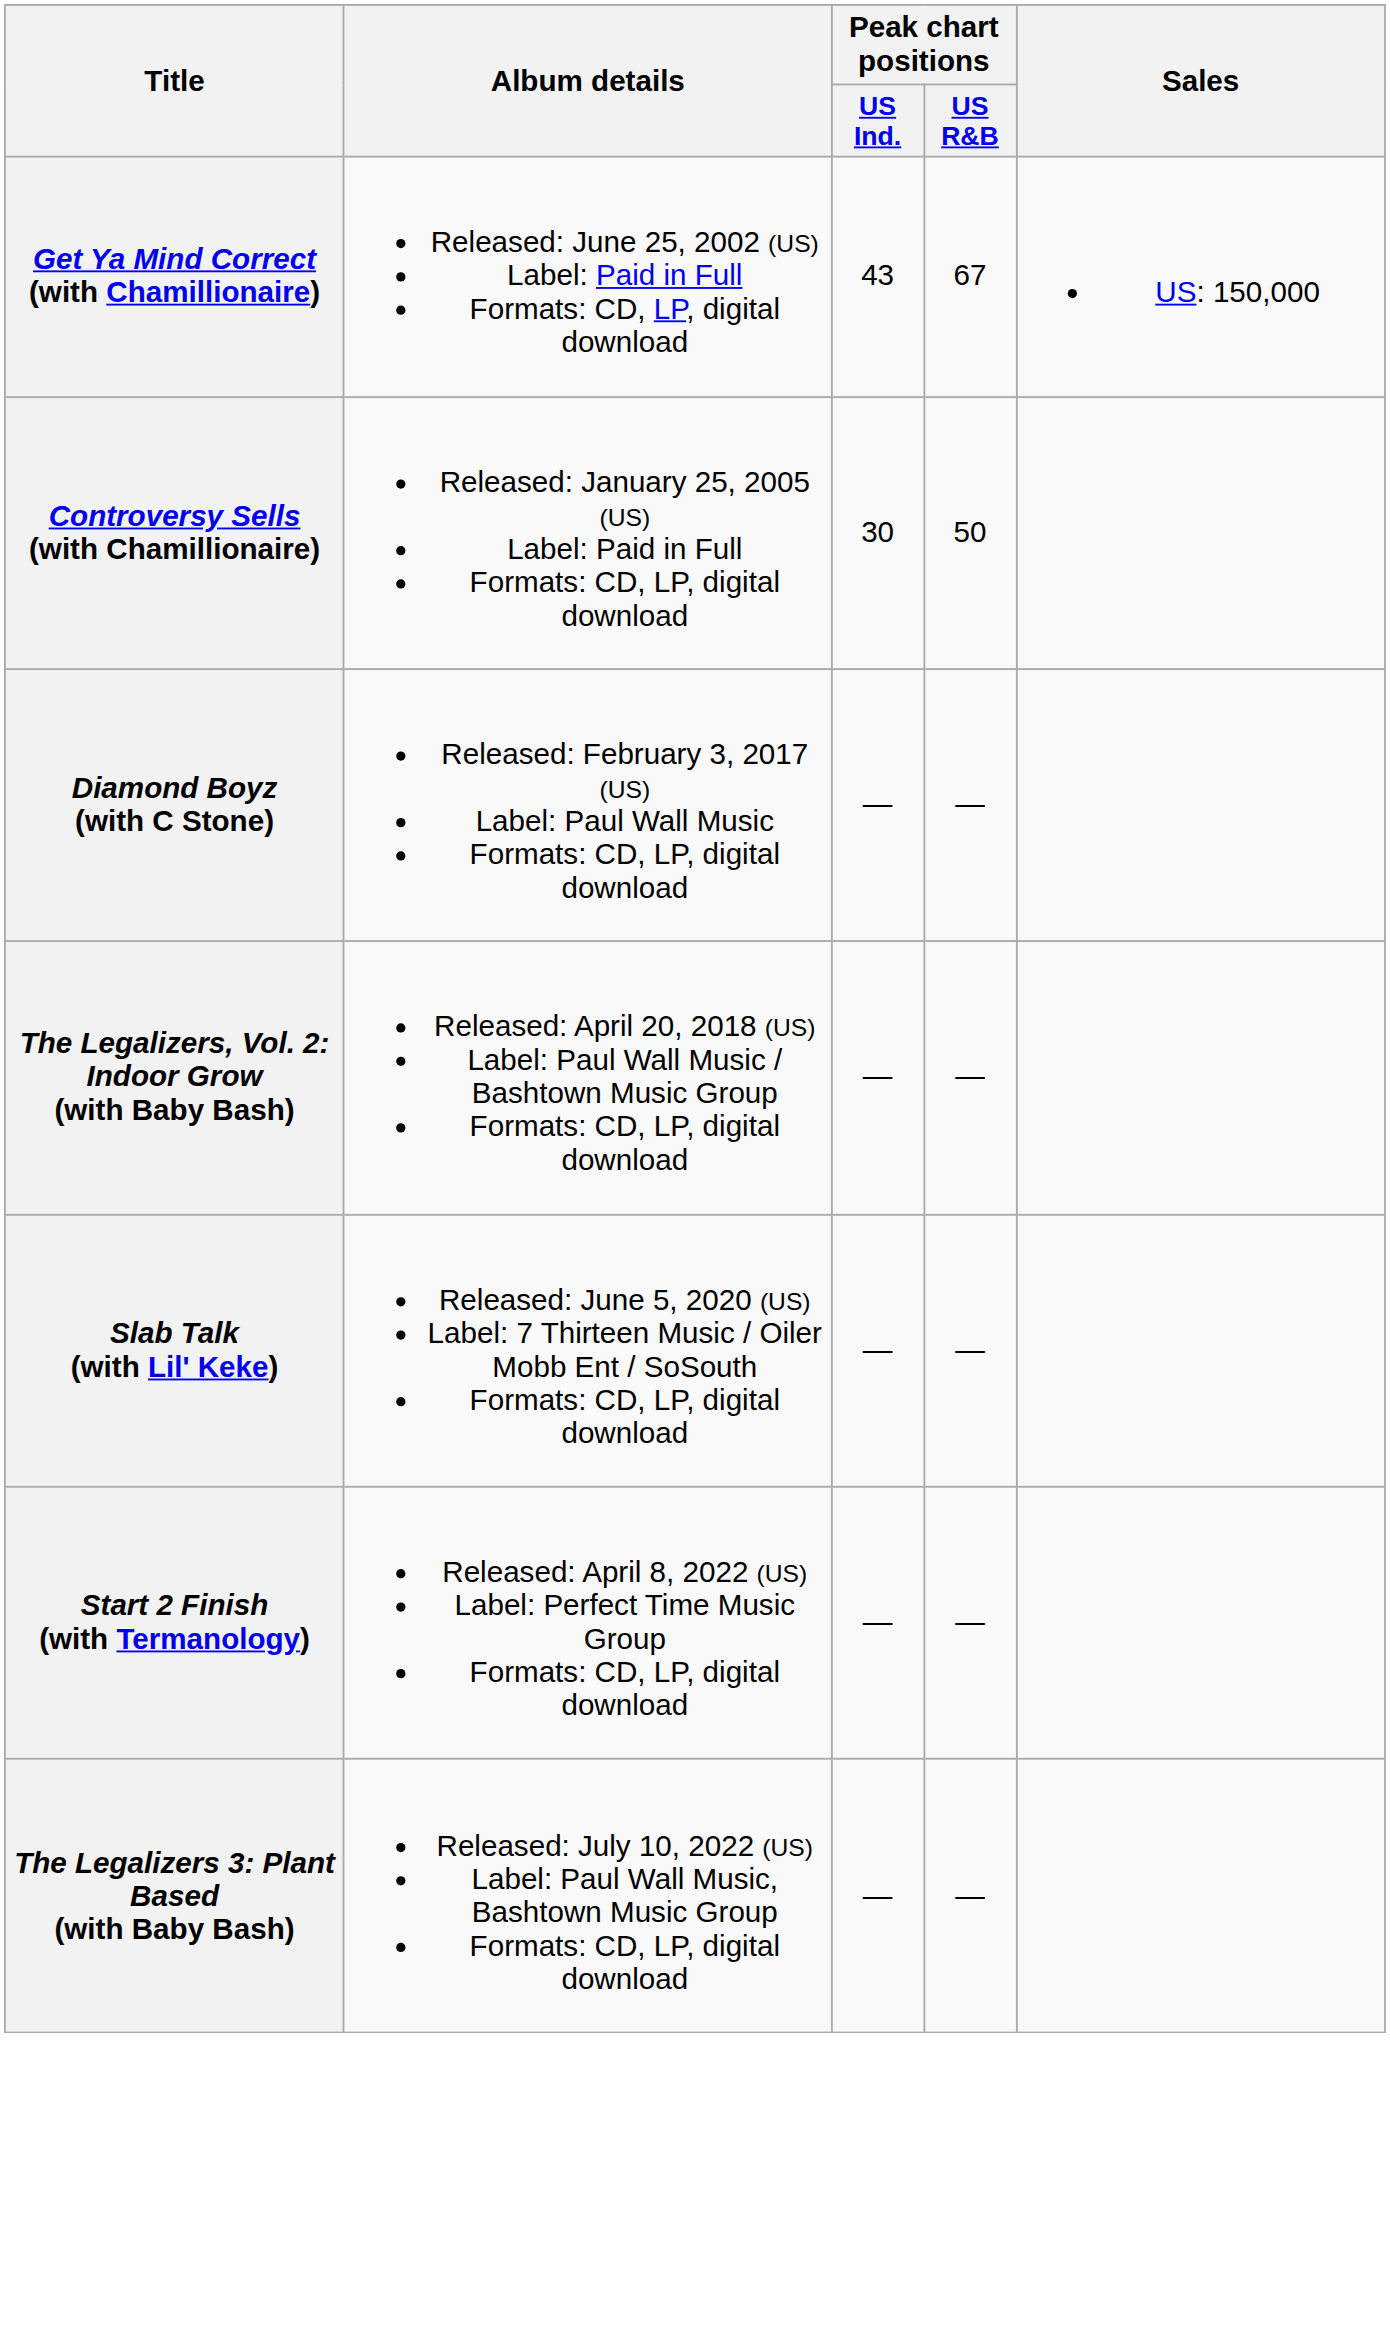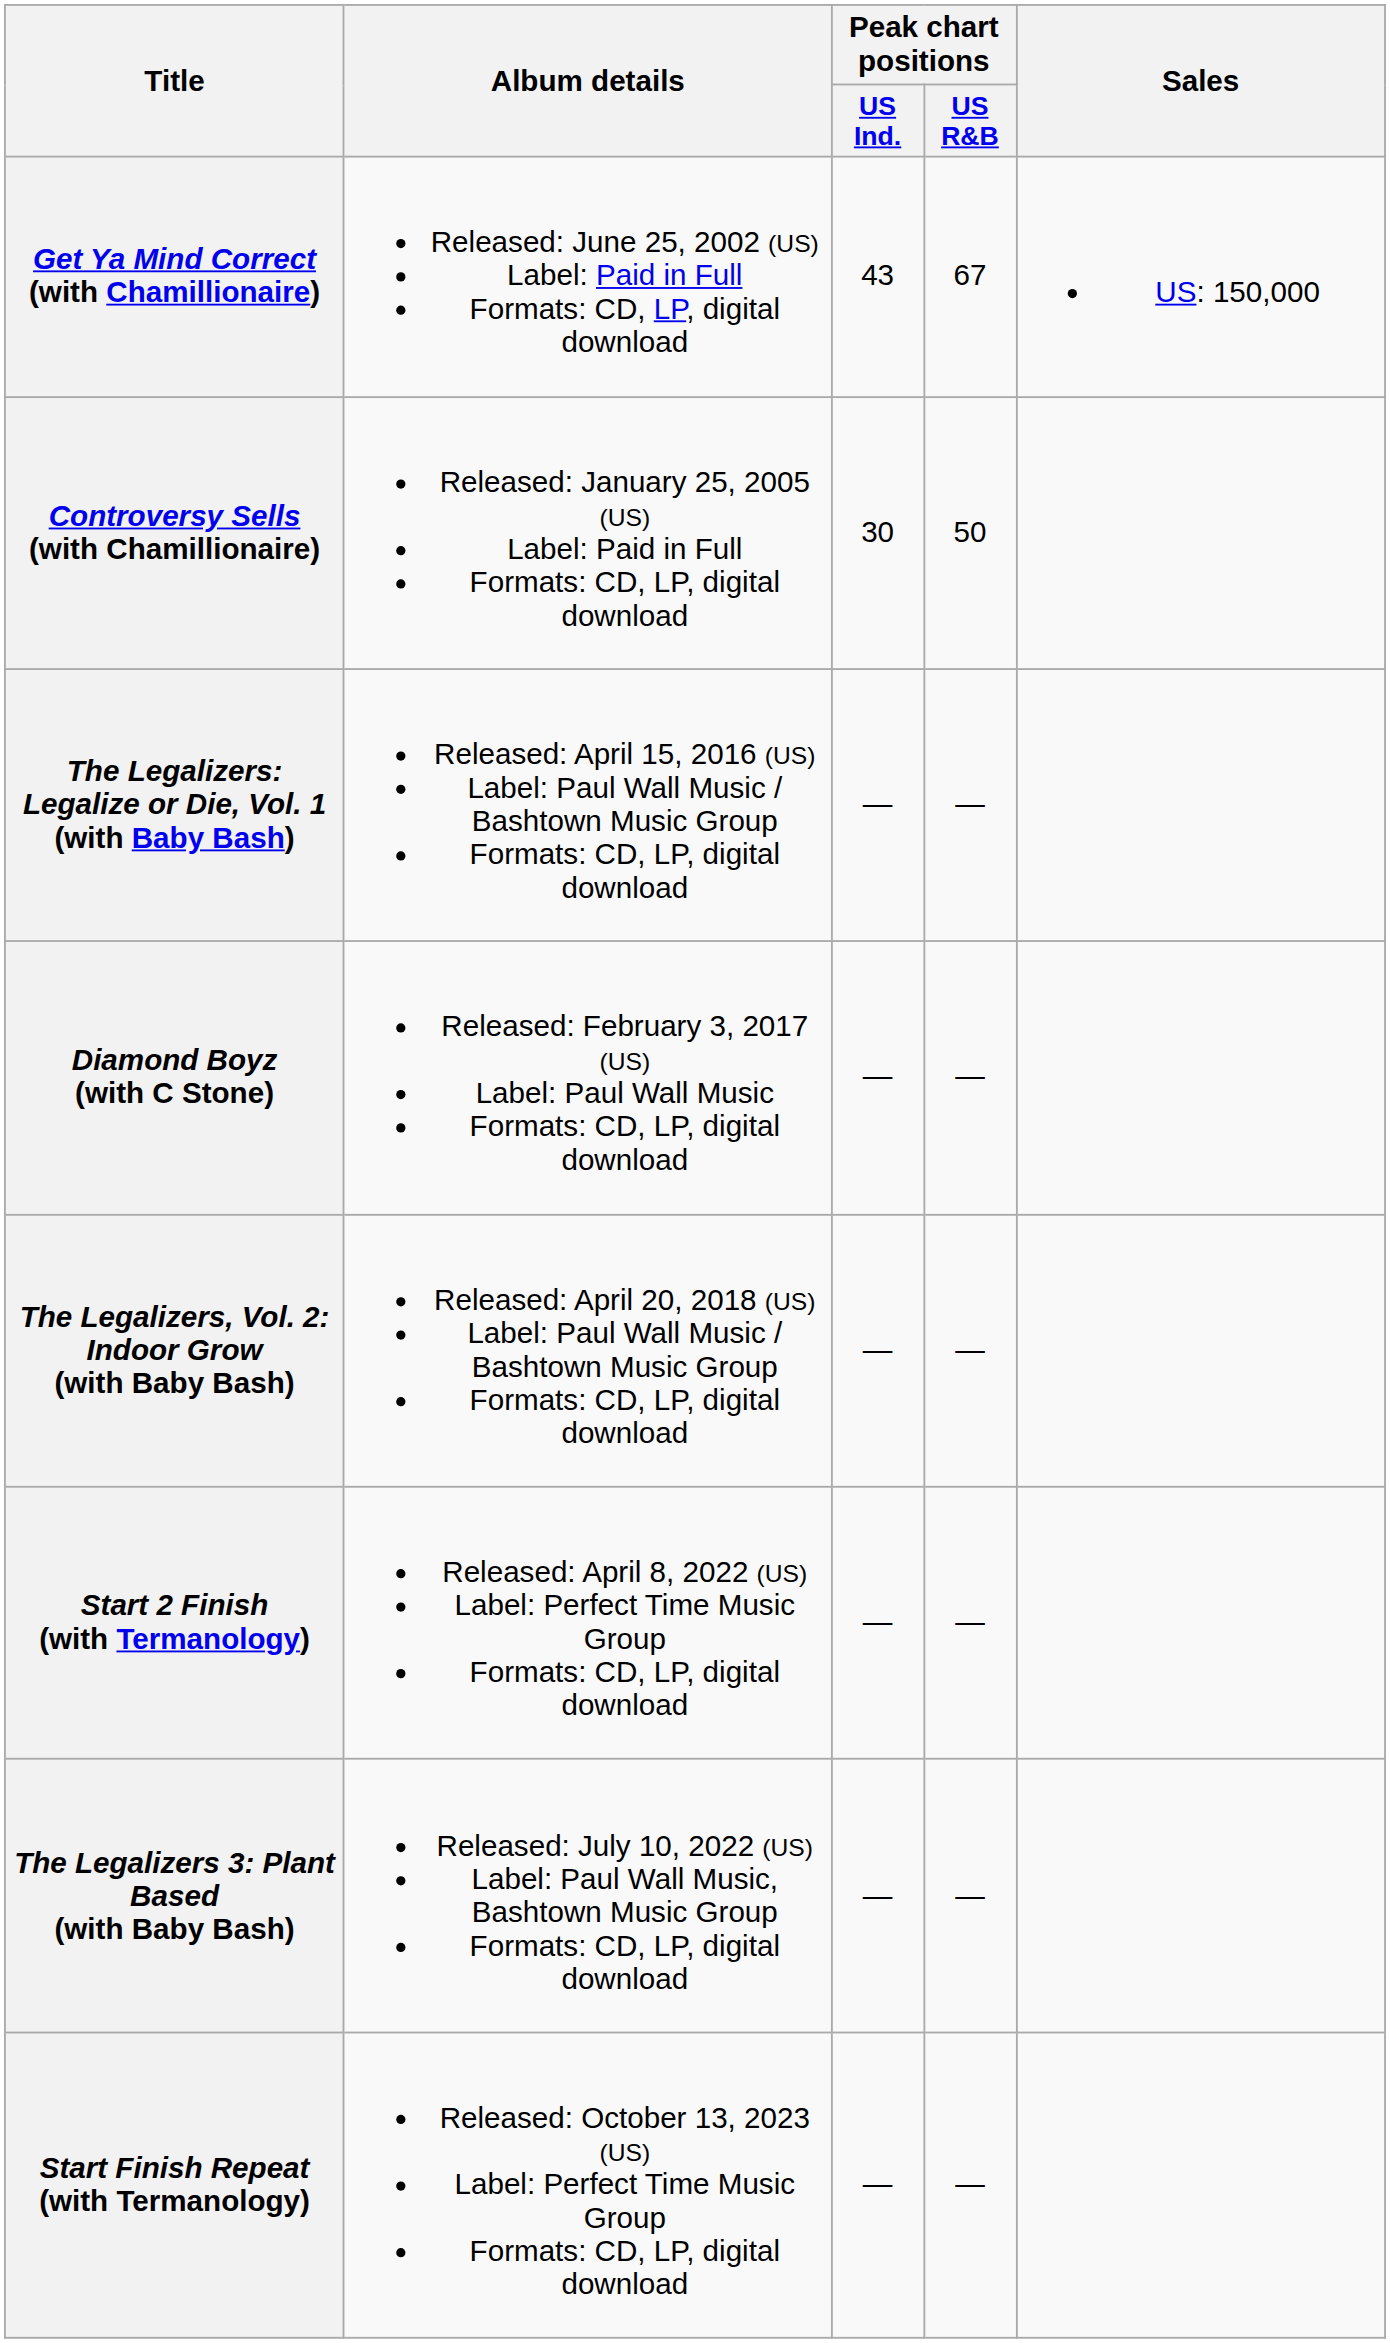+ row: (175, 804)
- row: (175, 1350)
+ row: (175, 2184)
